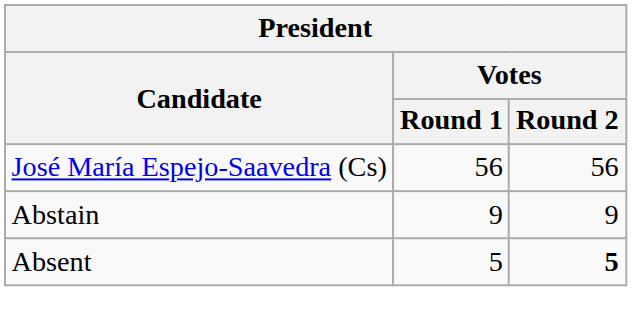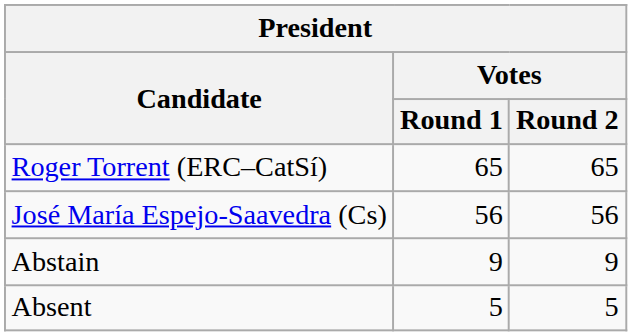+ row: (169, 167)
(612, 260) bold -> (612, 307) normal
